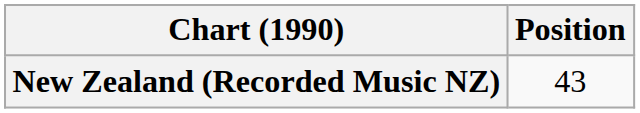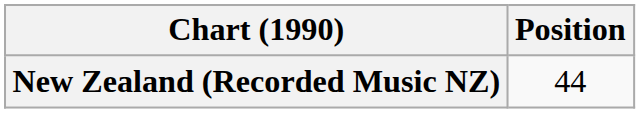(570, 81) 43 -> (570, 81) 44
